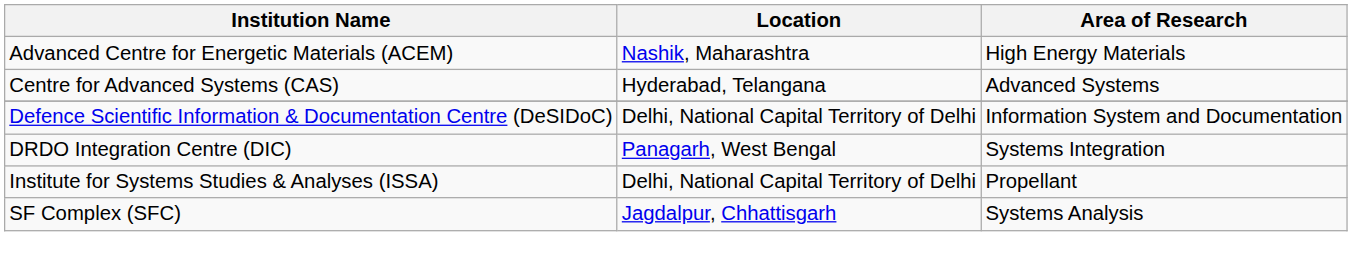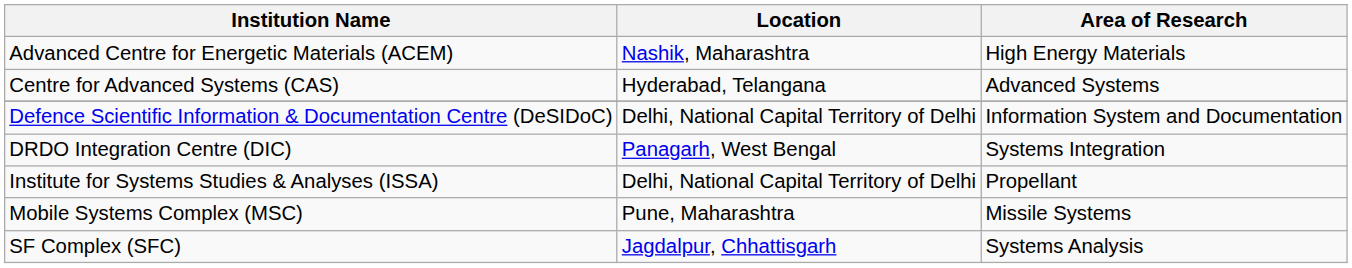+ row: (156, 213)
